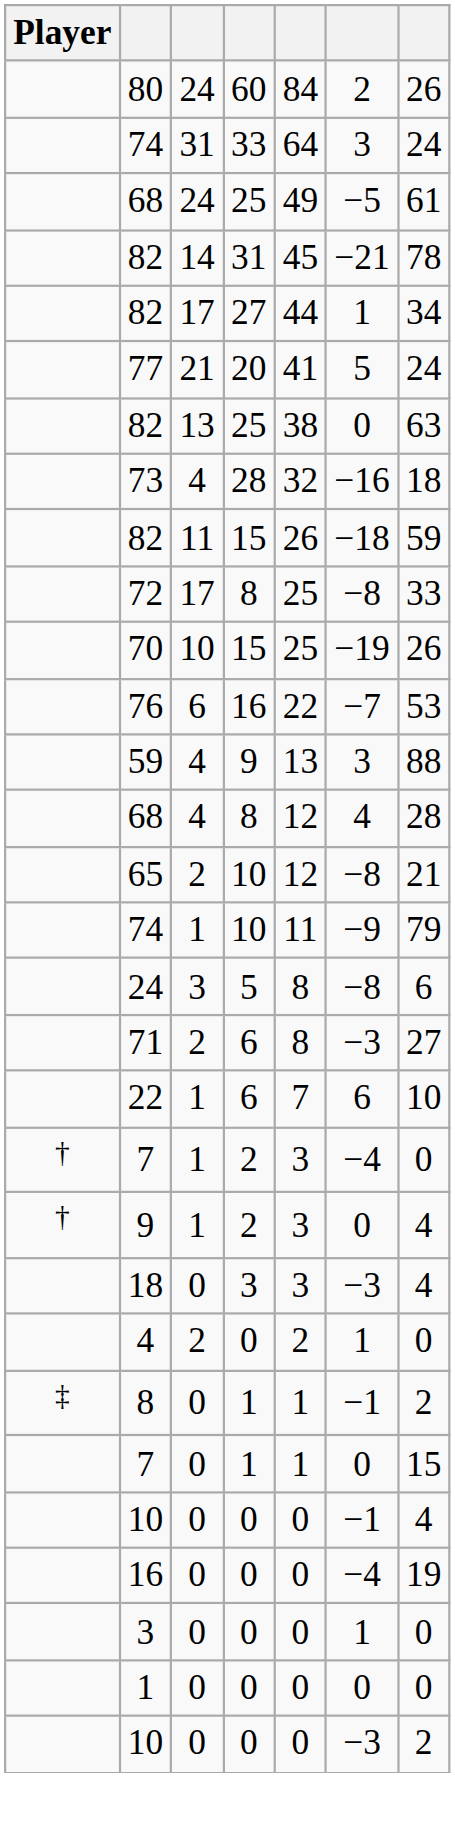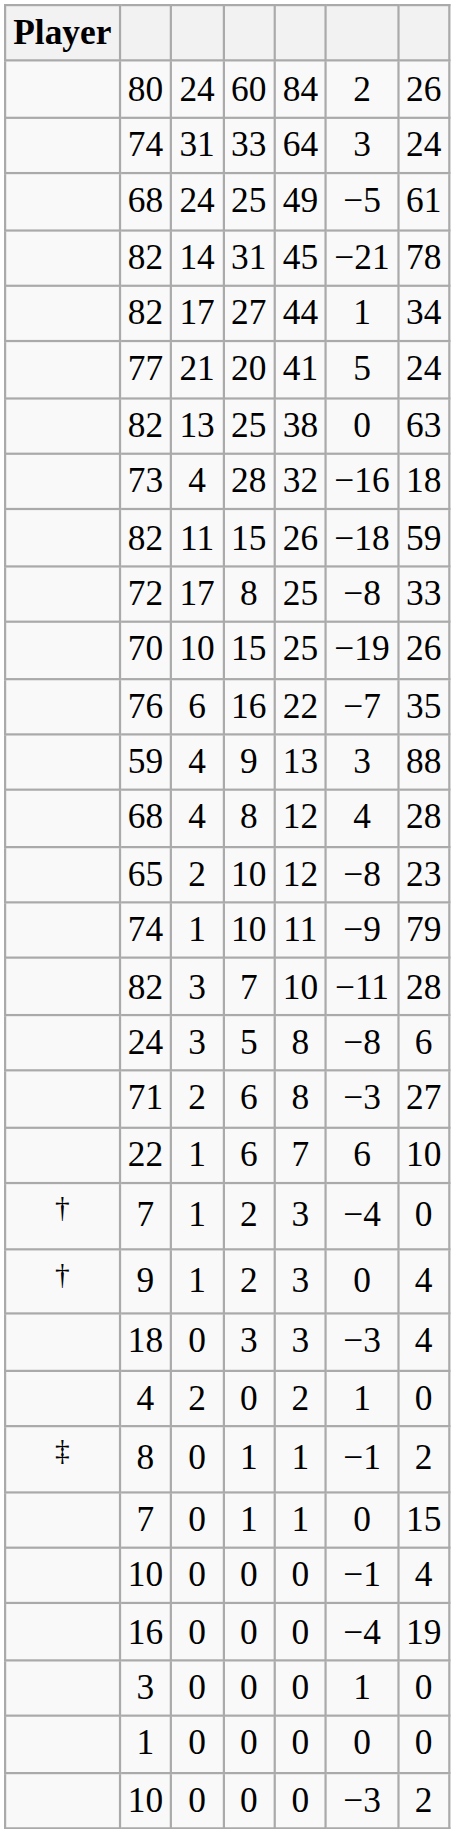(424, 705) 53 -> (424, 705) 35
(424, 873) 21 -> (424, 873) 23
+ row: (145, 985)
